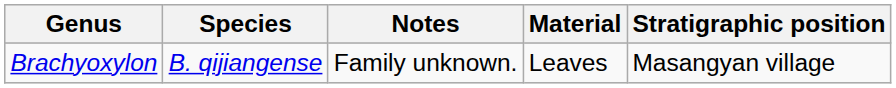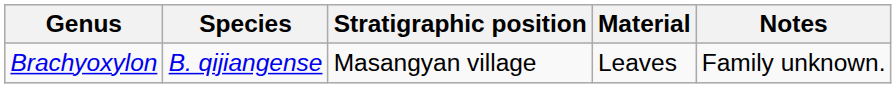columns swapped: (759, 23) <-> (426, 23)
